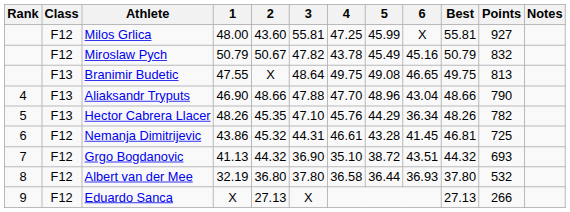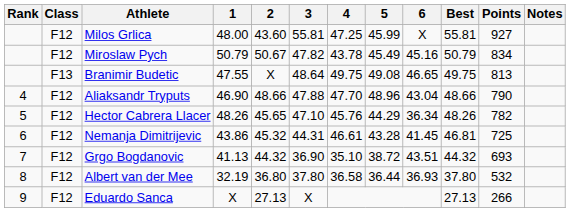(502, 55) 832 -> (502, 55) 834
(62, 95) F13 -> (62, 95) F12
(62, 116) F13 -> (62, 116) F12
(270, 116) 45.35 -> (270, 116) 45.65
